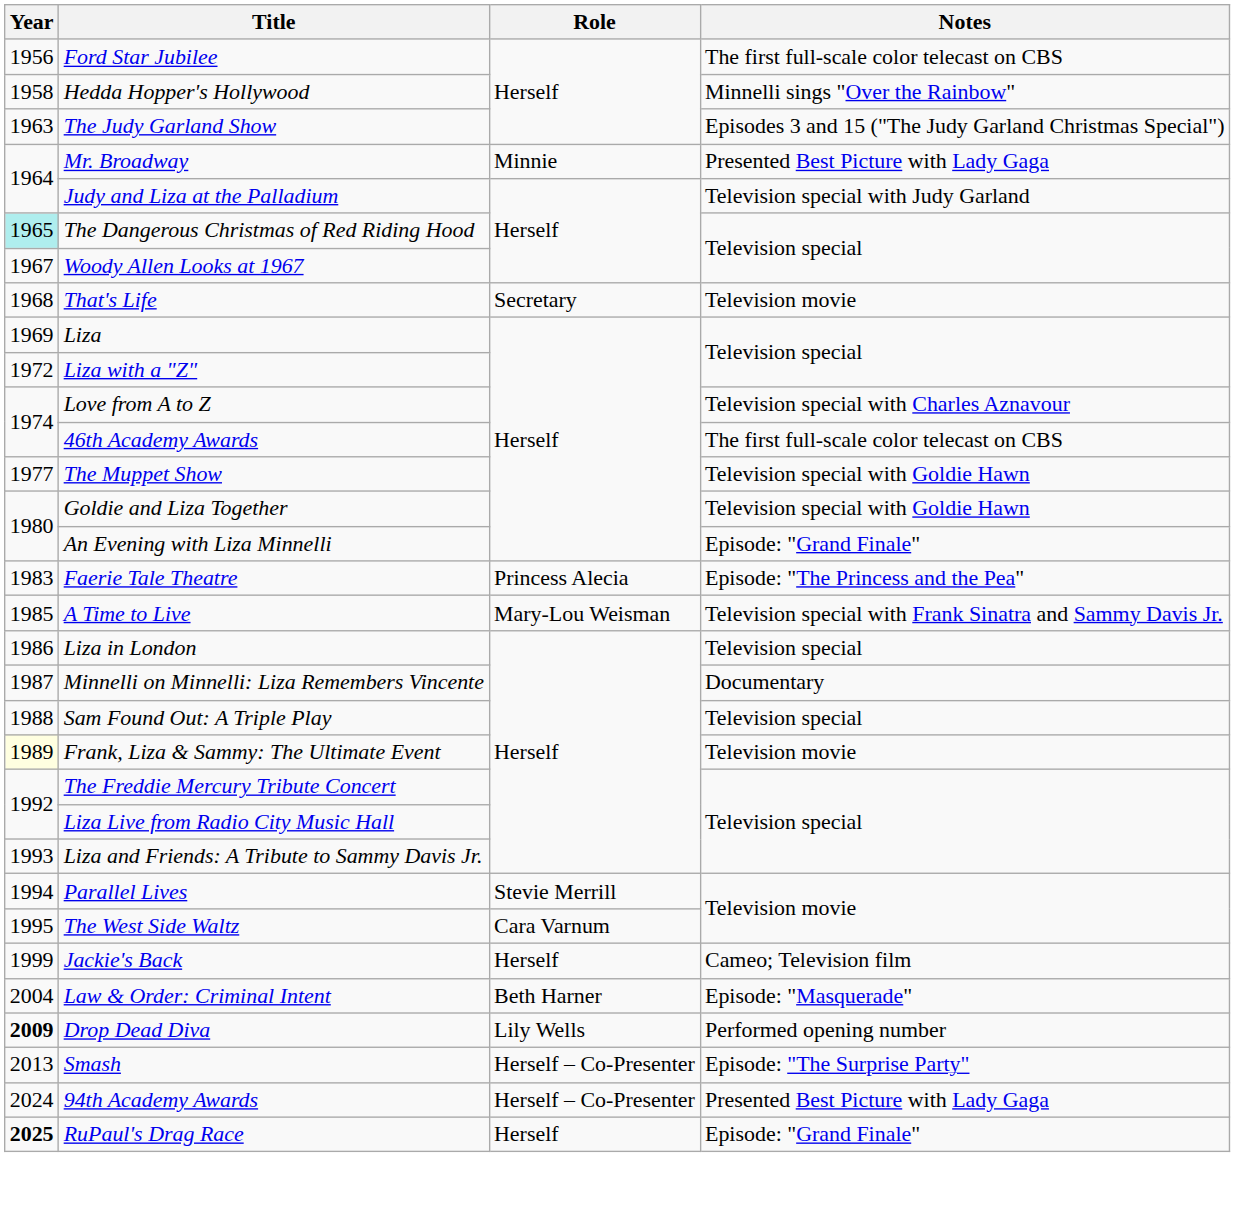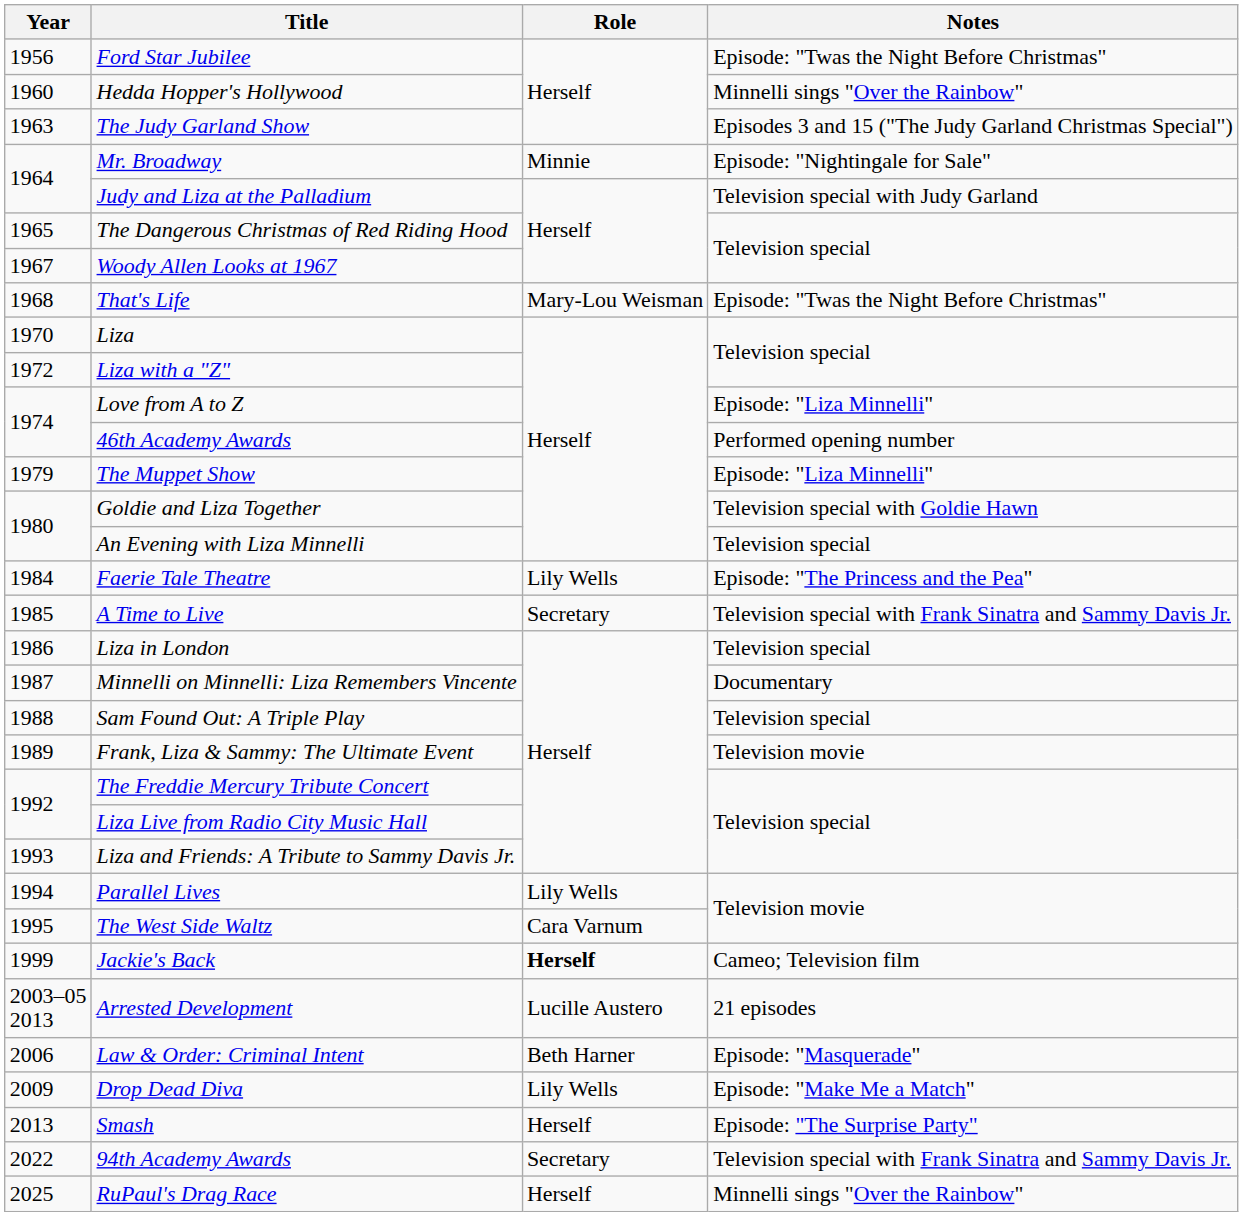(884, 56) The first full-scale color telecast on CBS -> (910, 56) Episode: "Twas the Night Before Christmas"
(32, 91) 1958 -> (32, 91) 1960
(877, 160) Presented Best Picture with Lady Gaga -> (852, 160) Episode: "Nightingale for Sale"
(32, 230) paleturquoise background -> (32, 230) no background
(535, 299) Secretary -> (615, 299) Mary-Lou Weisman
(781, 299) Television movie -> (910, 299) Episode: "Twas the Night Before Christmas"
(32, 334) 1969 -> (32, 334) 1970
(887, 404) Television special with Charles Aznavour -> (823, 404) Episode: "Liza Minnelli"
(884, 439) The first full-scale color telecast on CBS -> (834, 439) Performed opening number
(32, 473) 1977 -> (32, 473) 1979
(867, 473) Television special with Goldie Hawn -> (823, 473) Episode: "Liza Minnelli"
(813, 543) Episode: "Grand Finale" -> (792, 543) Television special
(32, 578) 1983 -> (32, 578) 1984
(561, 578) Princess Alecia -> (572, 578) Lily Wells
(582, 612) Mary-Lou Weisman -> (568, 612) Secretary
(32, 751) lightyellow background -> (32, 751) no background
(555, 890) Stevie Merrill -> (572, 890) Lily Wells
(526, 960) normal -> (561, 960) bold
+ row: (194, 1007)
(32, 995) 2004 -> (32, 1054) 2006
(32, 1030) bold -> (32, 1089) normal
(826, 1030) Performed opening number -> (844, 1089) Episode: "Make Me a Match"
(594, 1064) Herself – Co-Presenter -> (559, 1124) Herself
(32, 1099) 2024 -> (32, 1158) 2022
(594, 1099) Herself – Co-Presenter -> (568, 1158) Secretary
(877, 1099) Presented Best Picture with Lady Gaga -> (972, 1158) Television special with Frank Sinatra and Sammy Davis Jr.
(32, 1134) bold -> (32, 1193) normal
(813, 1134) Episode: "Grand Finale" -> (868, 1193) Minnelli sings "Over the Rainbow"
